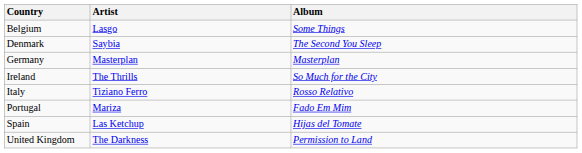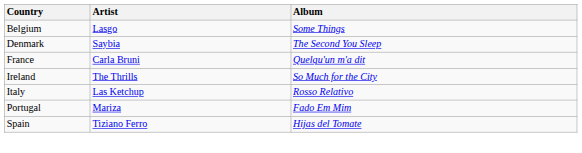+ row: (20, 60)
- row: (25, 60)
(120, 92) Tiziano Ferro -> (118, 92) Las Ketchup
(118, 124) Las Ketchup -> (120, 124) Tiziano Ferro
- row: (41, 140)
